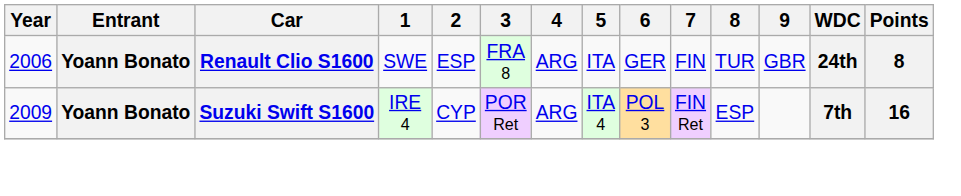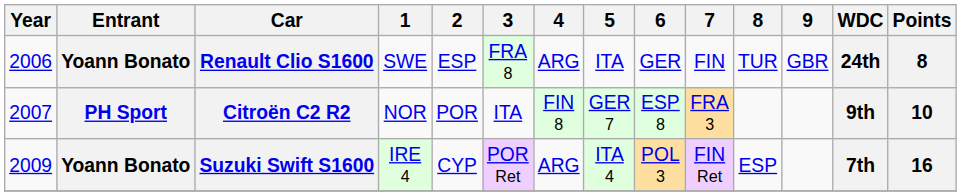+ row: (287, 113)
